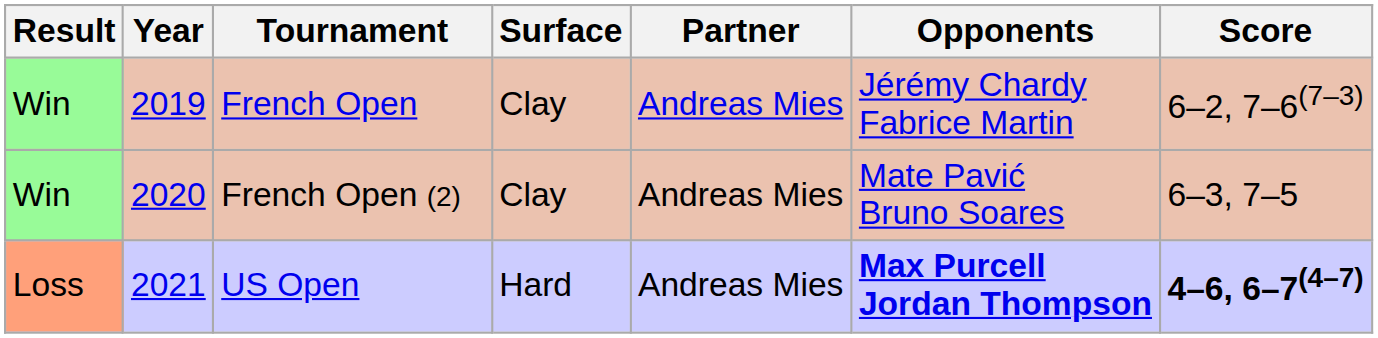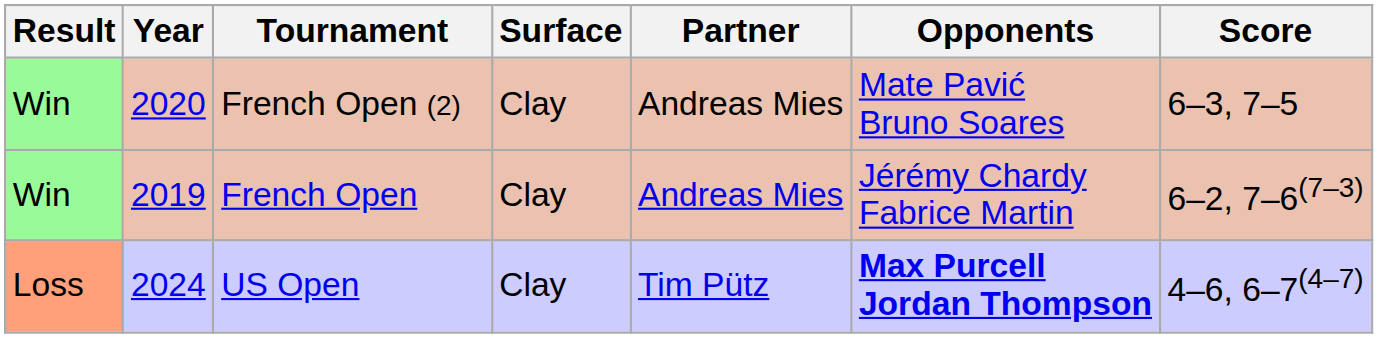rows swapped: (319, 103) <-> (341, 194)
(168, 285) 2021 -> (168, 285) 2024
(536, 285) Hard -> (533, 285) Clay
(741, 285) Andreas Mies -> (704, 285) Tim Pütz
(1266, 285) bold -> (1266, 285) normal
